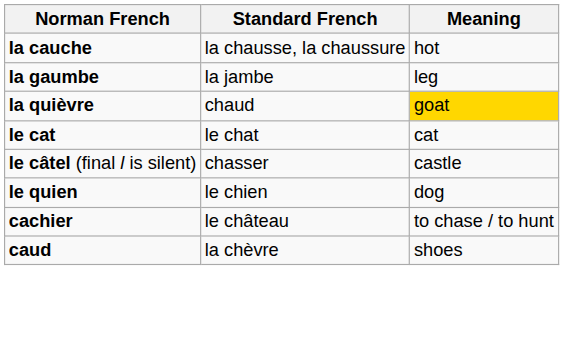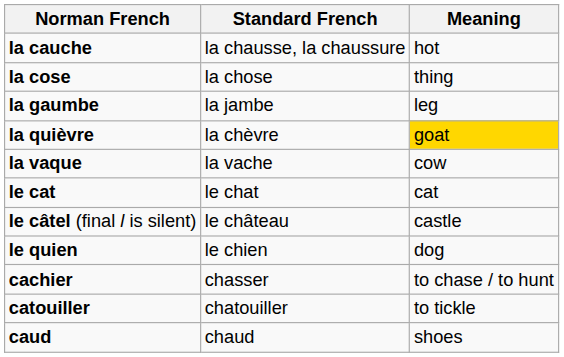+ row: (40, 76)
(230, 105) chaud -> (242, 134) la chèvre
+ row: (45, 163)
(237, 163) chasser -> (247, 221) le château
(247, 221) le château -> (237, 279) chasser
+ row: (49, 308)
(242, 250) la chèvre -> (230, 337) chaud
